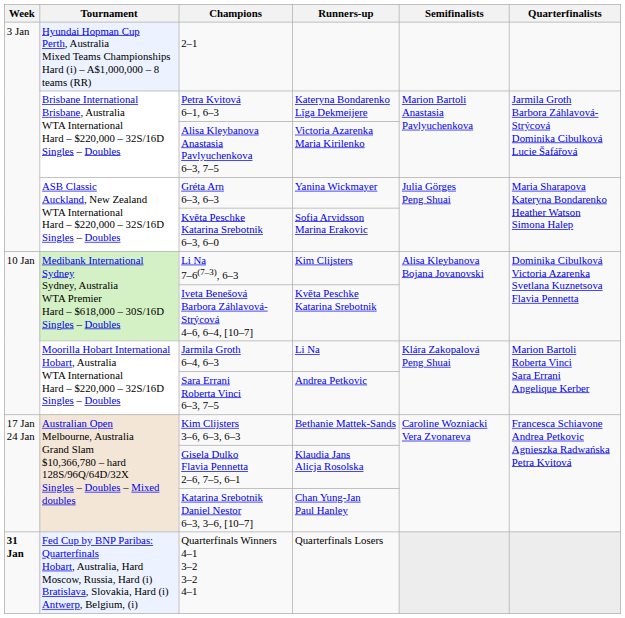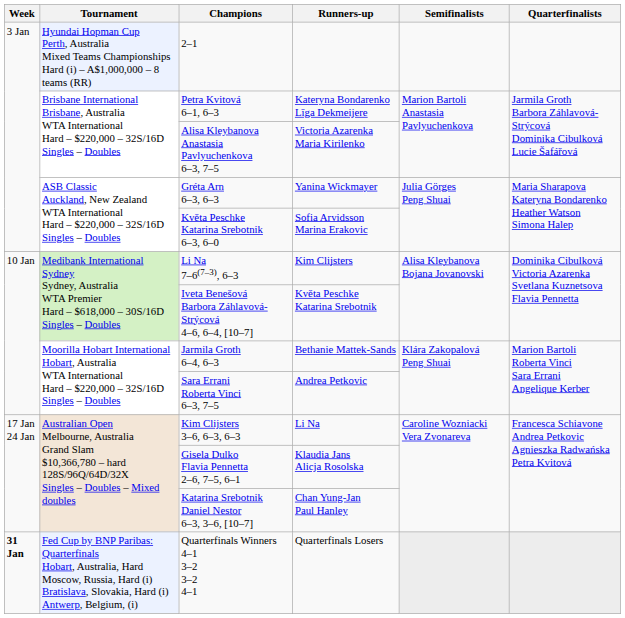(307, 349) Li Na -> (345, 349) Bethanie Mattek-Sands
(345, 423) Bethanie Mattek-Sands -> (307, 423) Li Na
